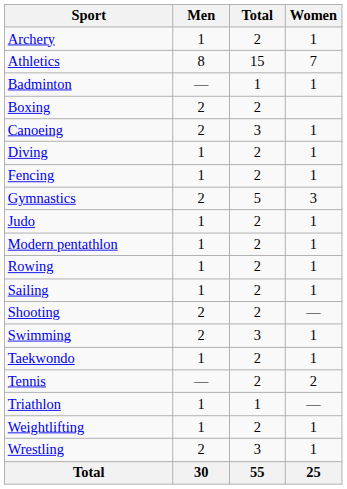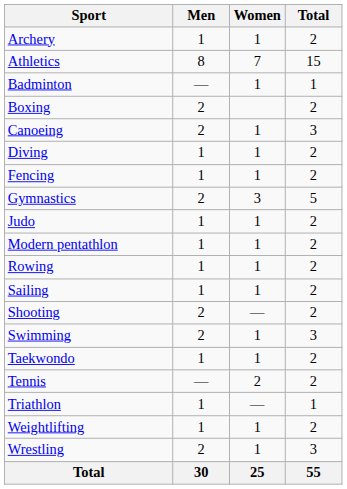columns swapped: (313, 15) <-> (257, 15)
